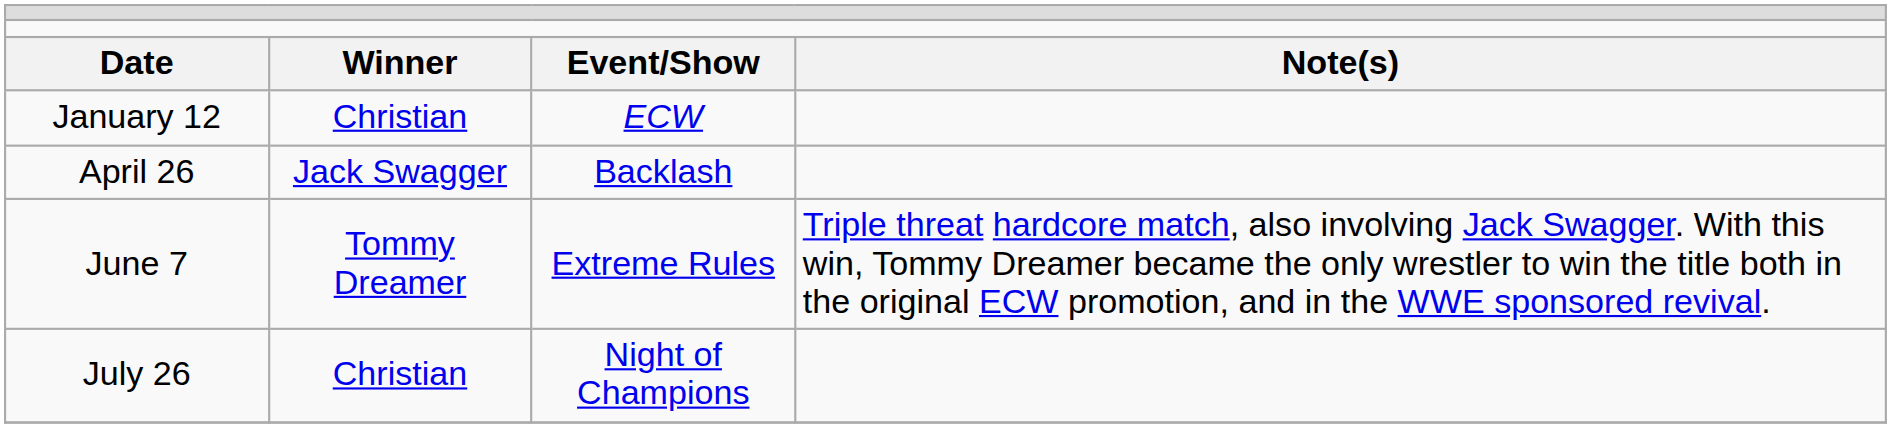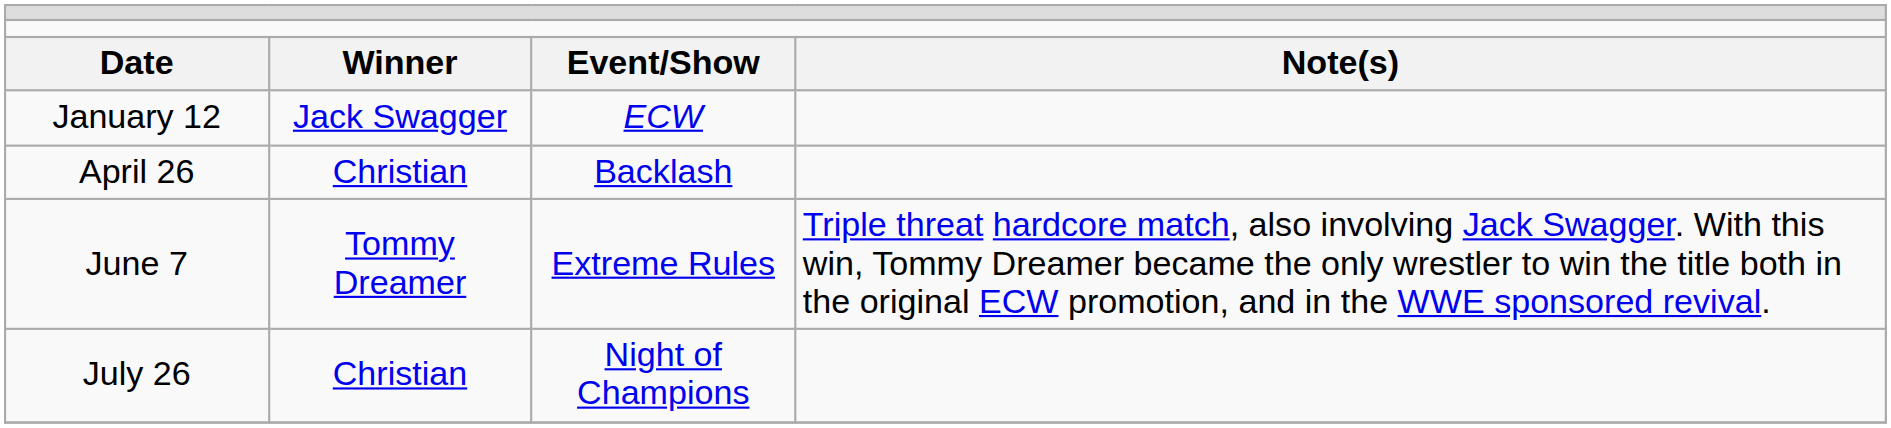(400, 116) Christian -> (400, 116) Jack Swagger
(400, 171) Jack Swagger -> (400, 171) Christian
